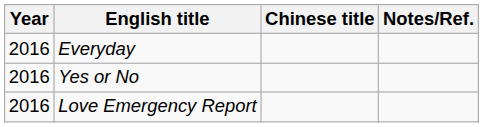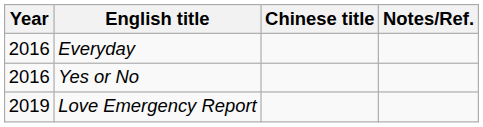(29, 106) 2016 -> (29, 106) 2019
